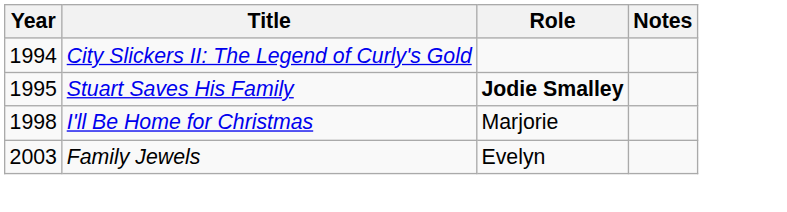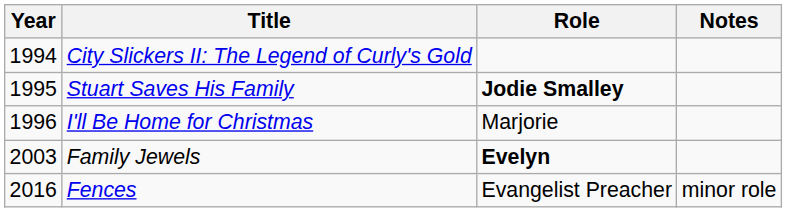(33, 122) 1998 -> (33, 122) 1996
(513, 156) normal -> (516, 156) bold
+ row: (102, 190)
